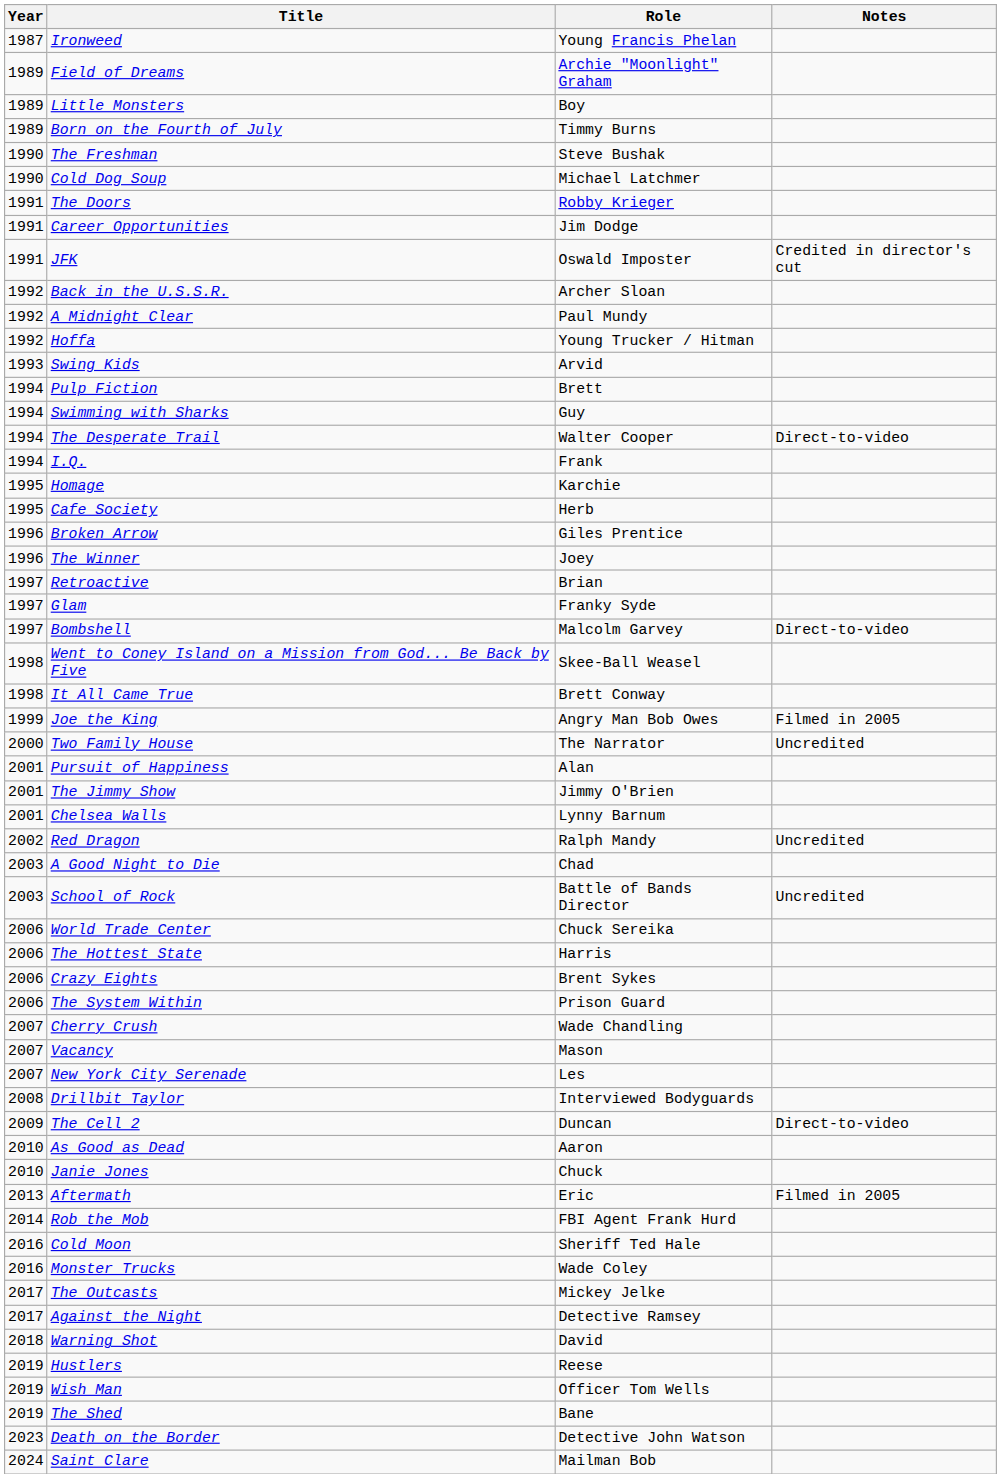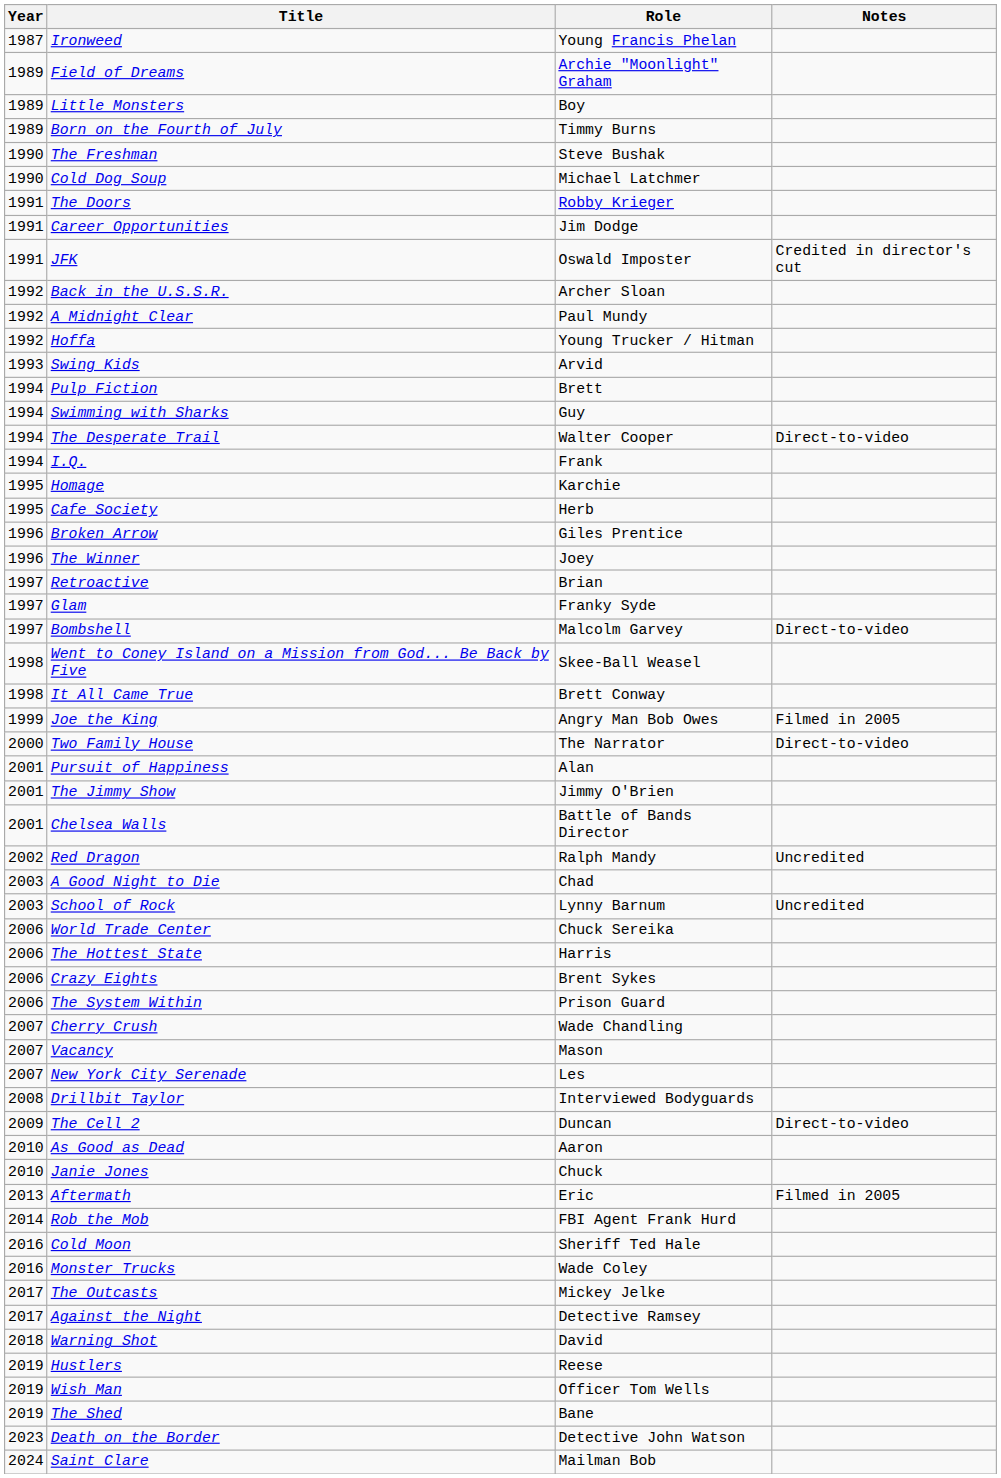(820, 744) Uncredited -> (842, 744) Direct-to-video
(612, 817) Lynny Barnum -> (625, 825) Battle of Bands Director
(625, 898) Battle of Bands Director -> (612, 906) Lynny Barnum
